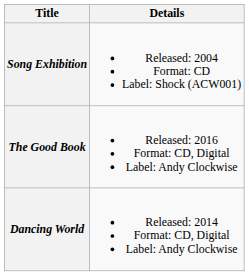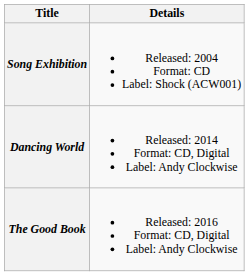rows swapped: (47, 229) <-> (47, 146)
